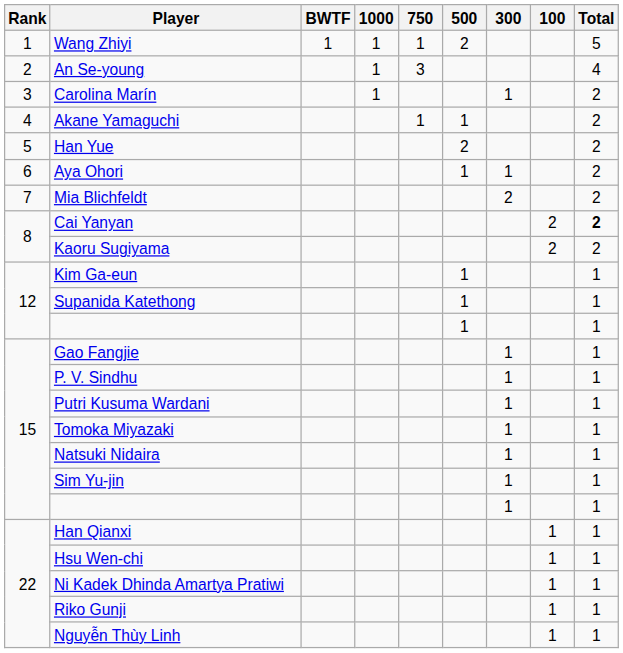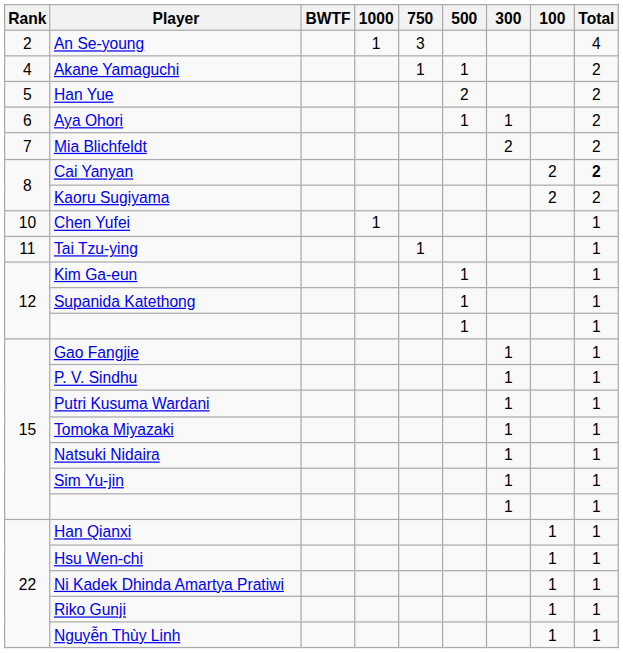- row: (27, 43)
- row: (27, 94)
+ row: (27, 223)
+ row: (27, 249)
